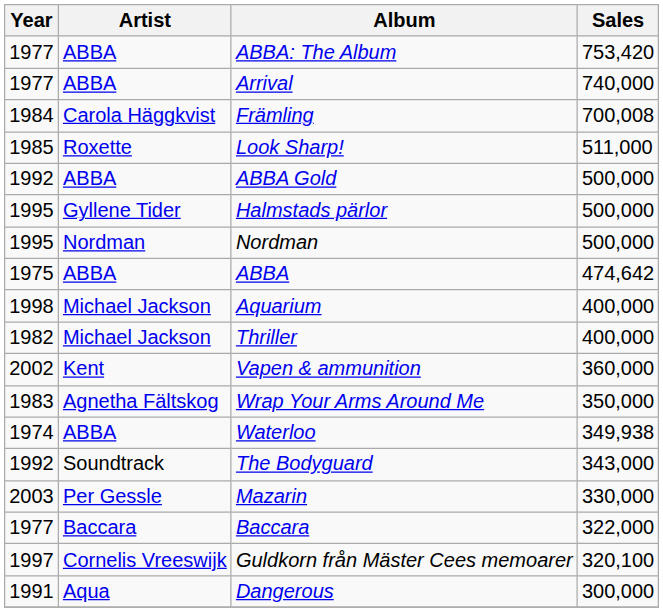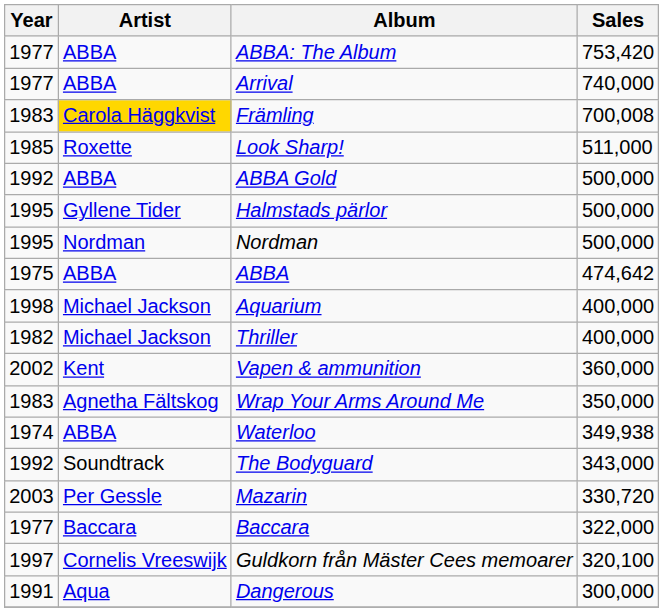(31, 115) 1984 -> (31, 115) 1983
(139, 115) no background -> (139, 115) gold background
(618, 496) 330,000 -> (618, 496) 330,720
